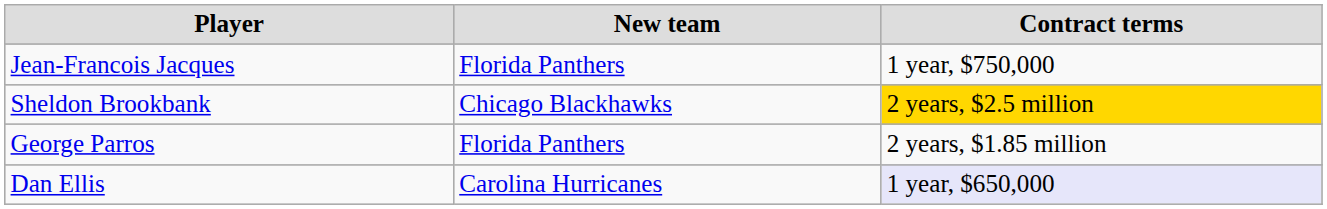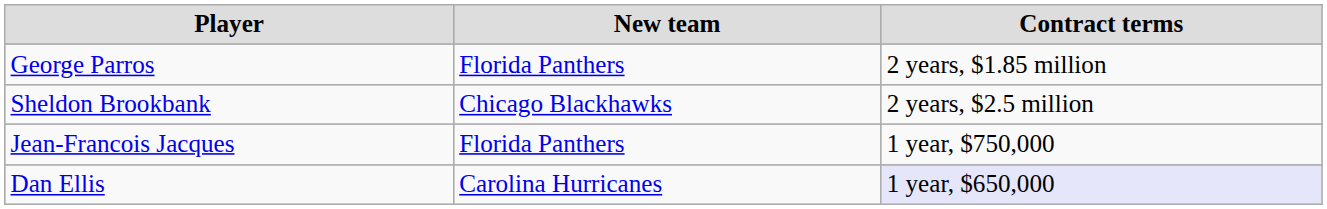rows swapped: (83, 143) <-> (123, 64)
(990, 104) gold background -> (990, 104) no background
